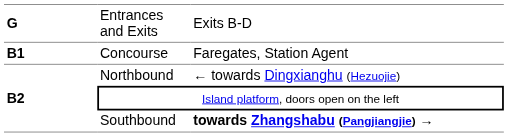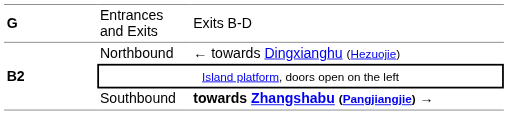- row: (134, 53)
